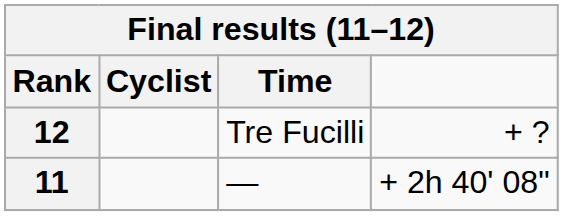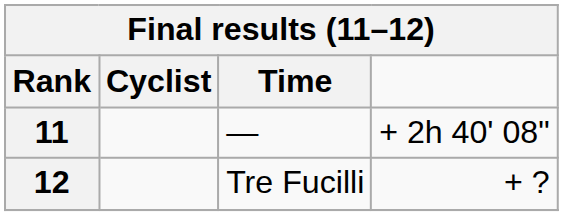rows swapped: (52, 183) <-> (52, 132)
